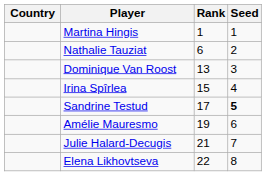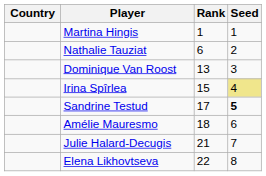(234, 87) no background -> (234, 87) khaki background
(203, 124) 19 -> (203, 124) 18
